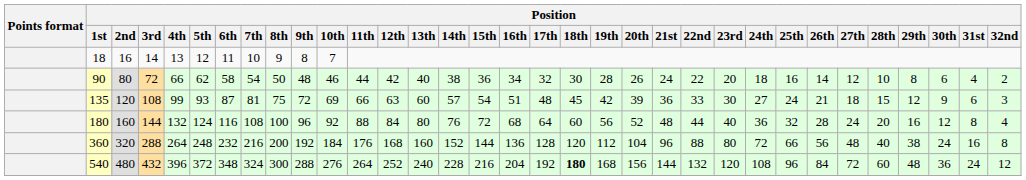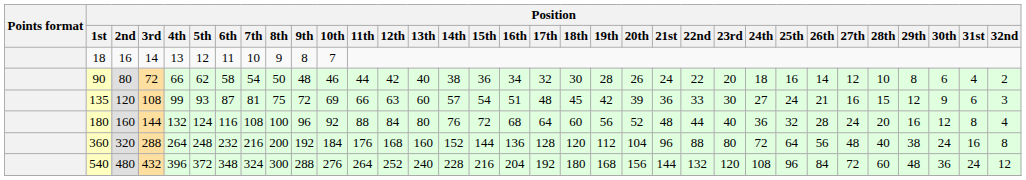(853, 100) 18 -> (853, 100) 16
(792, 142) 66 -> (792, 142) 64
(576, 163) bold -> (576, 163) normal
